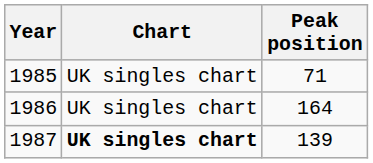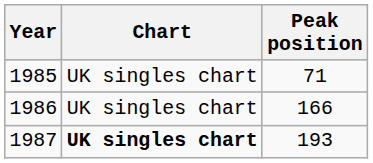(315, 109) 164 -> (315, 109) 166
(315, 141) 139 -> (315, 141) 193
